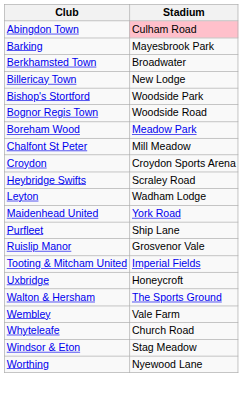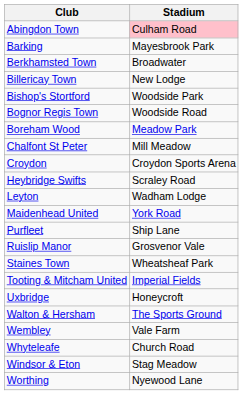+ row: (38, 264)
